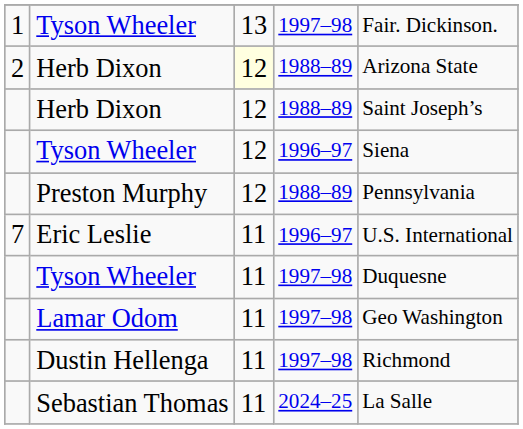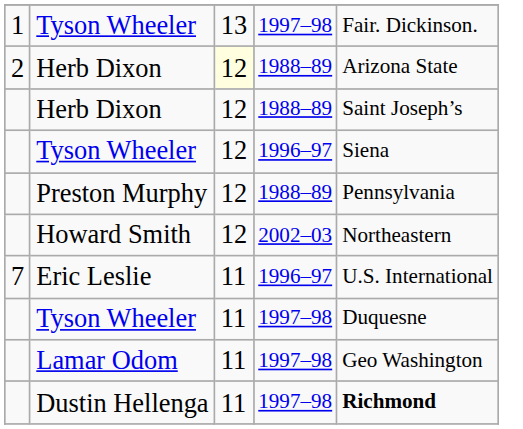+ row: (18, 235)
(406, 360) normal -> (389, 402) bold
- row: (18, 403)
